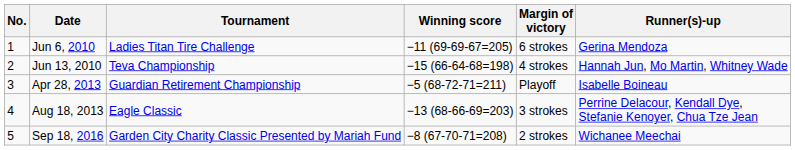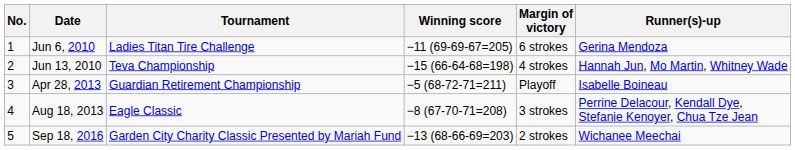(460, 110) −13 (68-66-69=203) -> (457, 110) −8 (67-70-71=208)
(457, 136) −8 (67-70-71=208) -> (460, 136) −13 (68-66-69=203)
